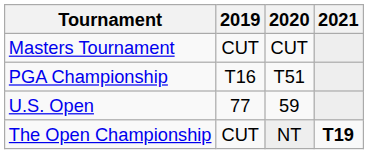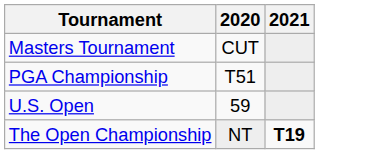- column: (240, 19)
